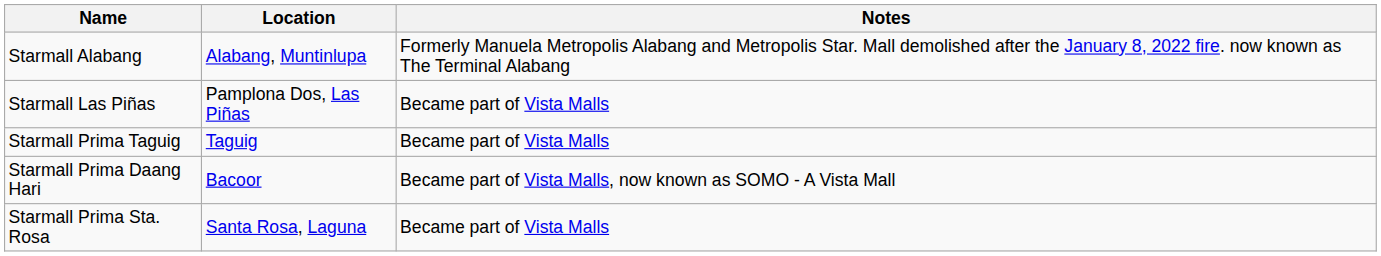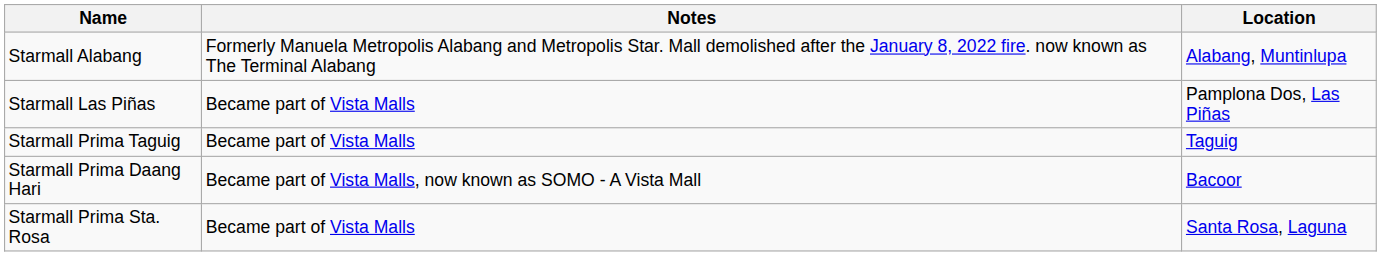columns swapped: (299, 18) <-> (886, 18)
